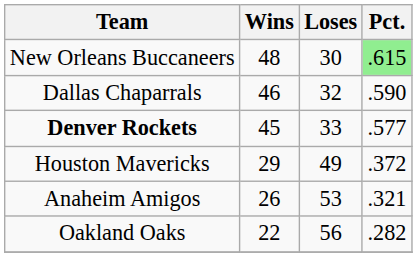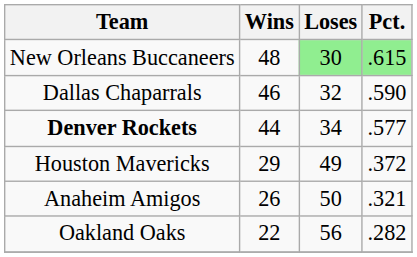(331, 57) no background -> (331, 57) lightgreen background
(269, 127) 45 -> (269, 127) 44
(331, 127) 33 -> (331, 127) 34
(331, 198) 53 -> (331, 198) 50
